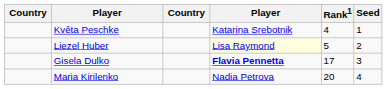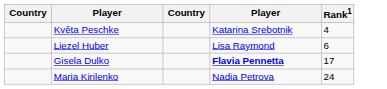- column: (368, 13)
(243, 45) lightyellow background -> (243, 45) no background
(326, 45) 5 -> (326, 45) 6
(329, 76) 20 -> (329, 76) 24
